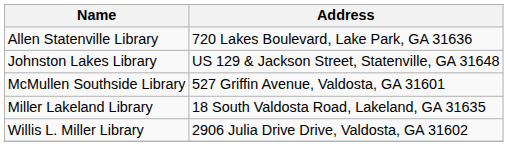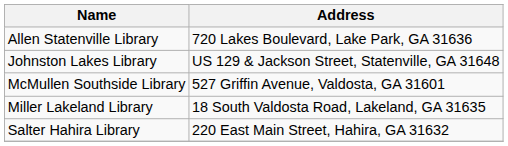+ row: (74, 130)
- row: (76, 130)
